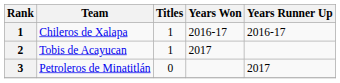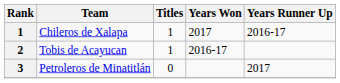(208, 31) 2016-17 -> (200, 31) 2017
(200, 50) 2017 -> (208, 50) 2016-17
